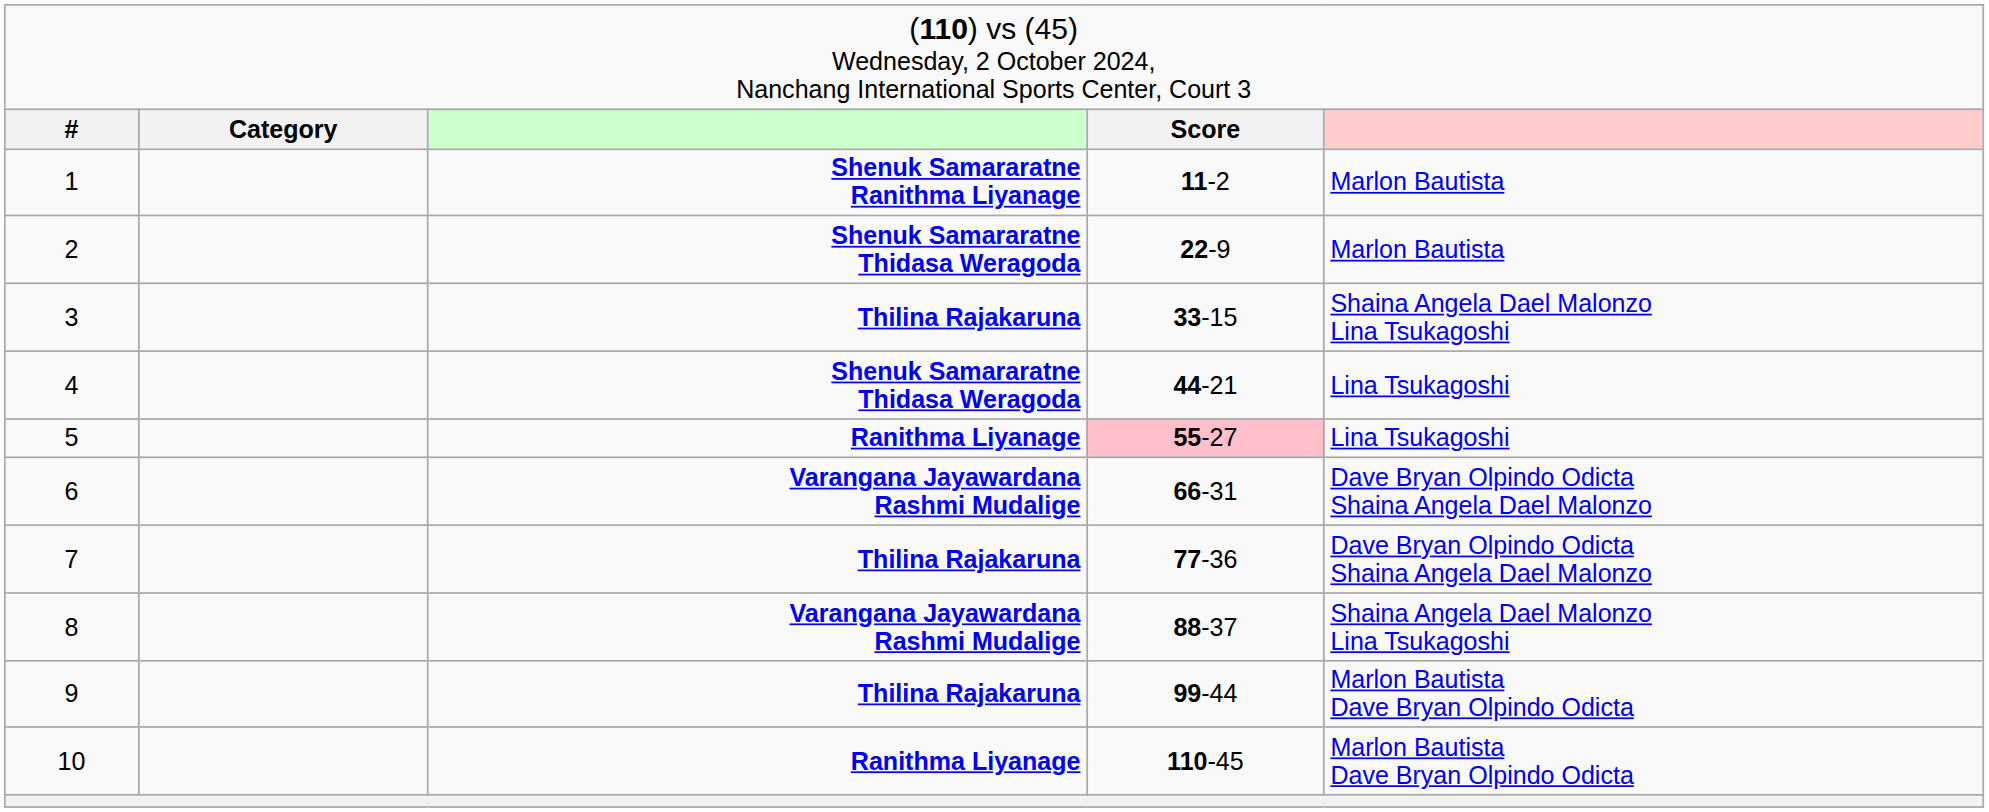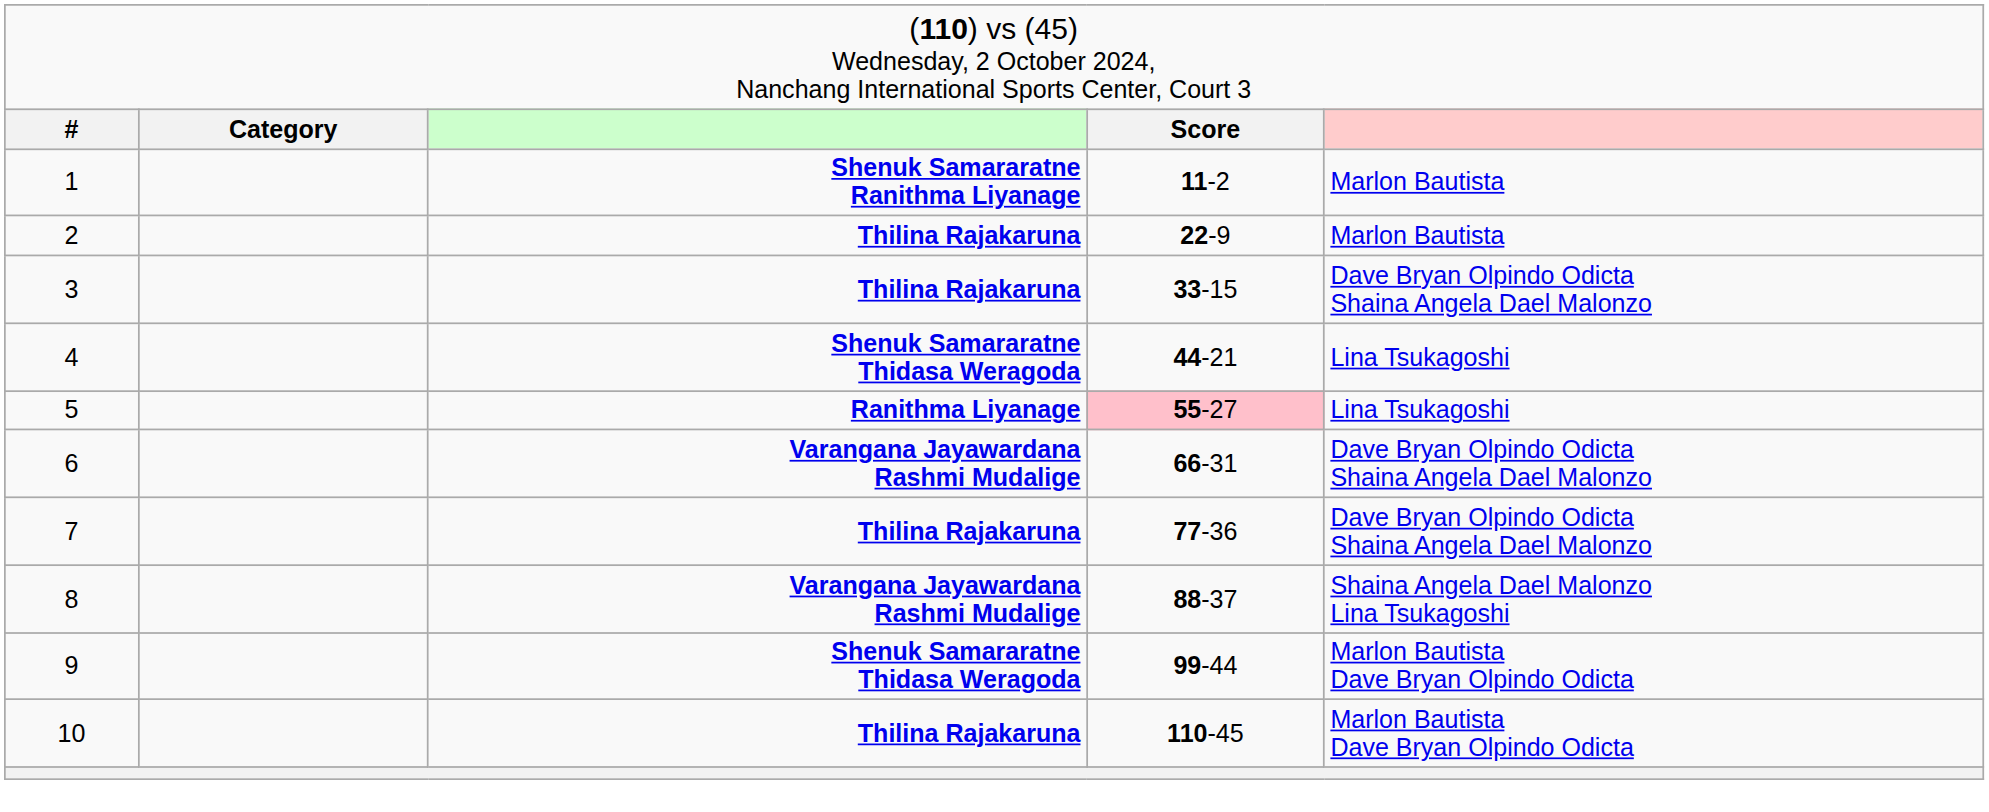(956, 250) Shenuk Samararatne Thidasa Weragoda -> (969, 236) Thilina Rajakaruna
(1491, 317) Shaina Angela Dael Malonzo Lina Tsukagoshi -> (1491, 290) Dave Bryan Olpindo Odicta Shaina Angela Dael Malonzo
(969, 694) Thilina Rajakaruna -> (956, 666) Shenuk Samararatne Thidasa Weragoda
(966, 762) Ranithma Liyanage -> (969, 734) Thilina Rajakaruna
